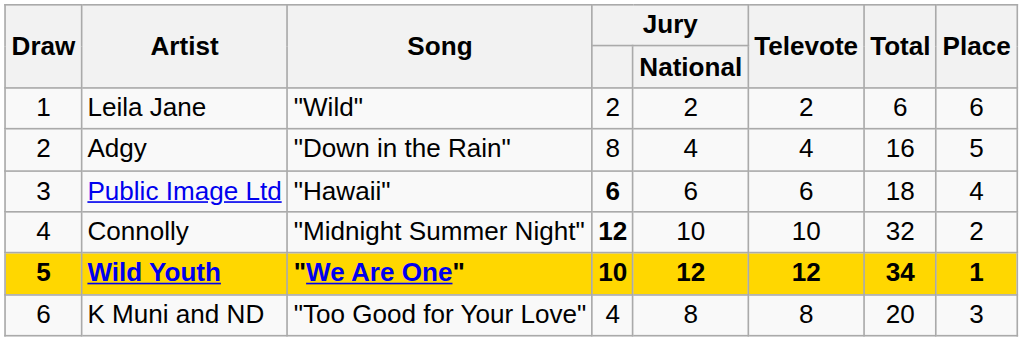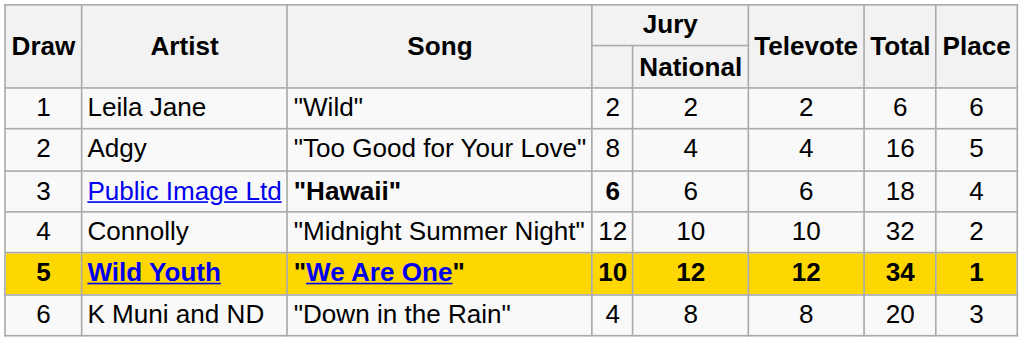(402, 149) "Down in the Rain" -> (440, 149) "Too Good for Your Love"
(342, 190) normal -> (347, 190) bold
(613, 231) bold -> (613, 231) normal
(440, 314) "Too Good for Your Love" -> (402, 314) "Down in the Rain"
